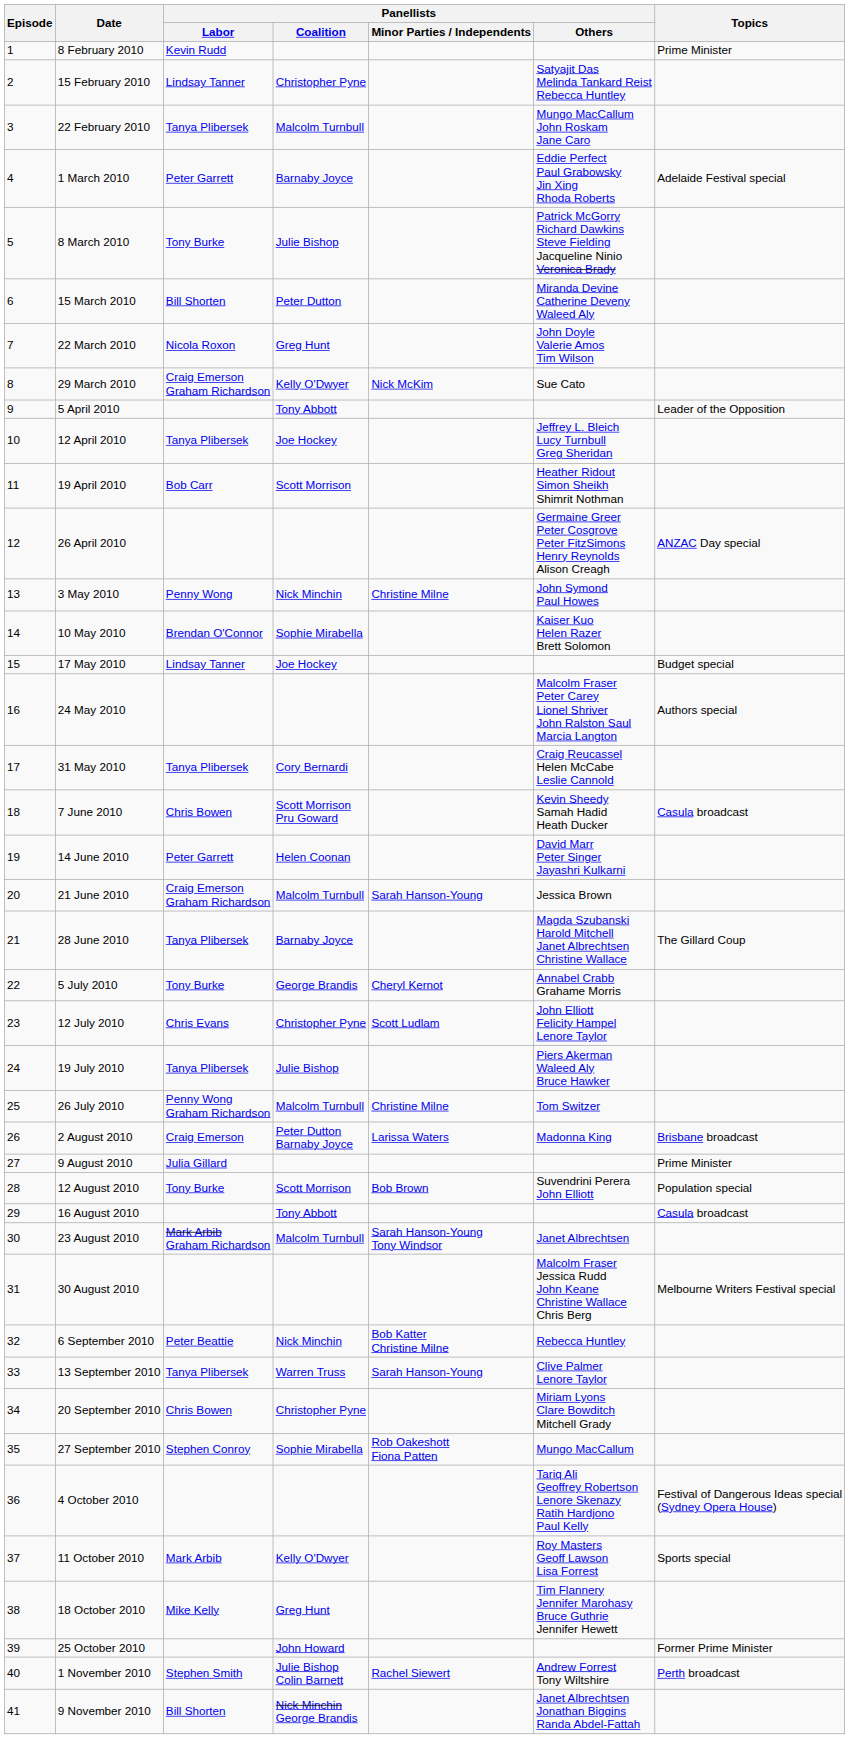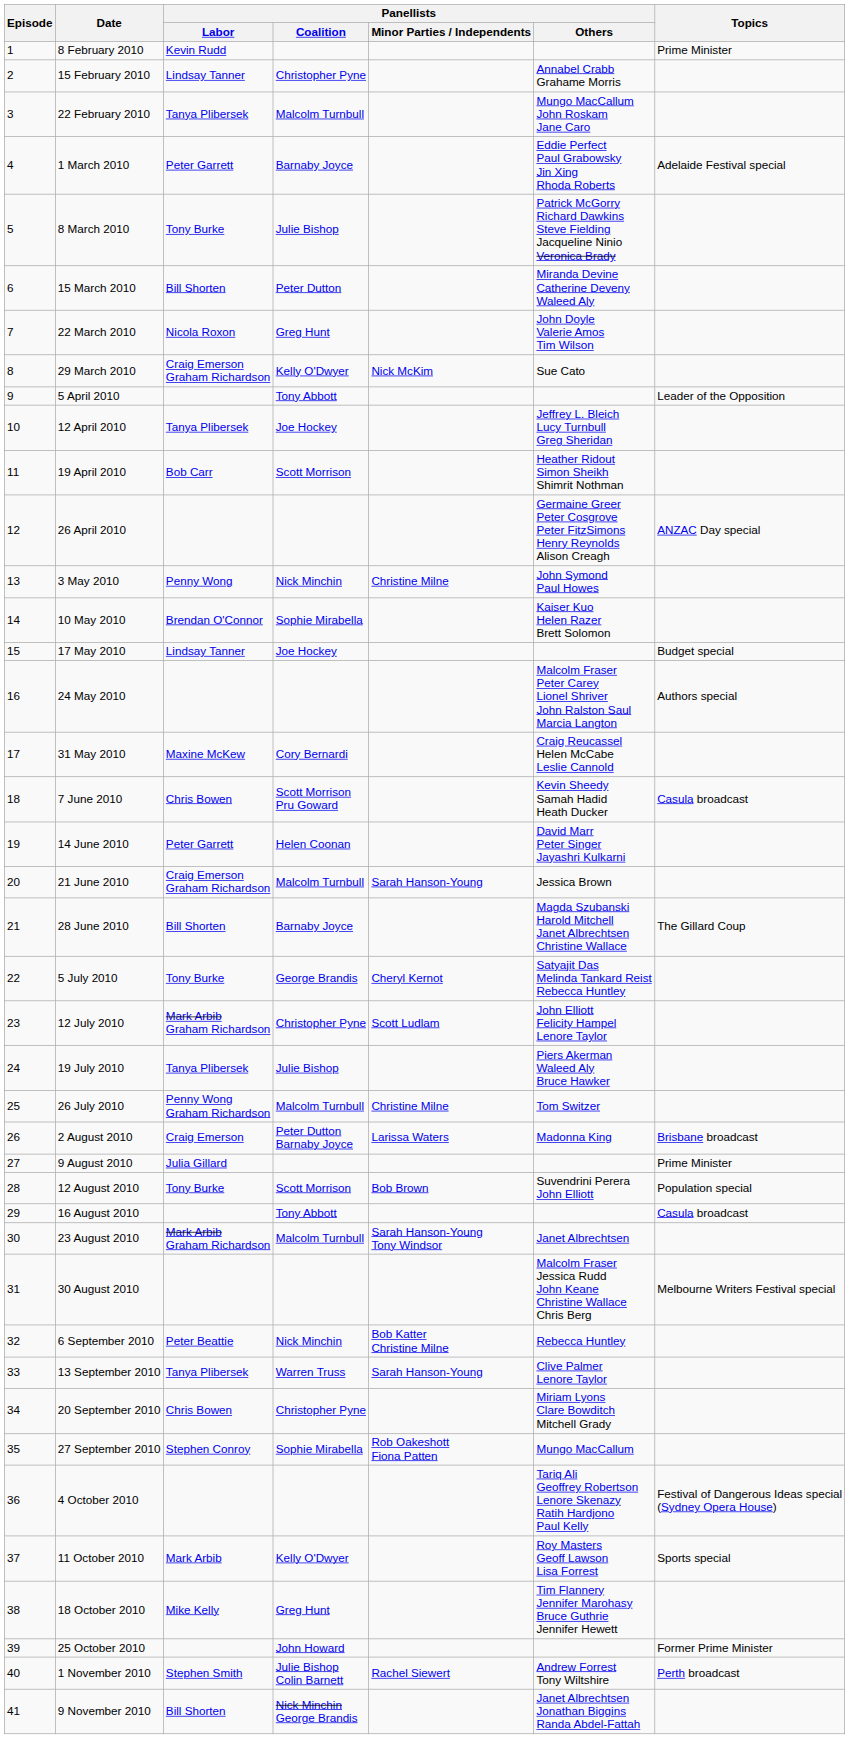(594, 82) Satyajit Das Melinda Tankard Reist Rebecca Huntley -> (579, 75) Annabel Crabb Grahame Morris
(207, 767) Tanya Plibersek -> (205, 754) Maxine McKew
(207, 940) Tanya Plibersek -> (196, 927) Bill Shorten
(579, 985) Annabel Crabb Grahame Morris -> (594, 978) Satyajit Das Melinda Tankard Reist Rebecca Huntley
(197, 1023) Chris Evans -> (218, 1023) Mark Arbib Graham Richardson
